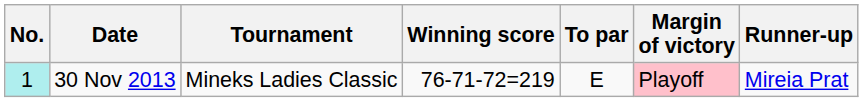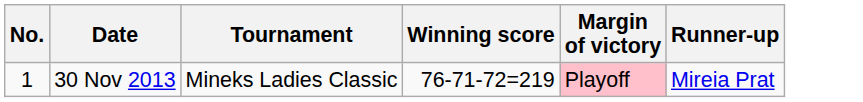- column: (597, 34)
(27, 80) paleturquoise background -> (27, 80) no background
